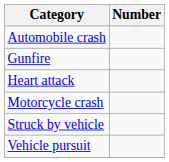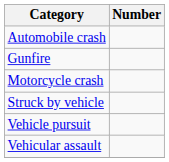- row: (41, 80)
+ row: (54, 146)
